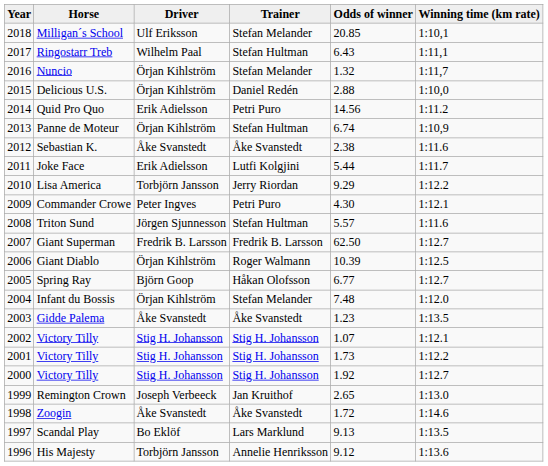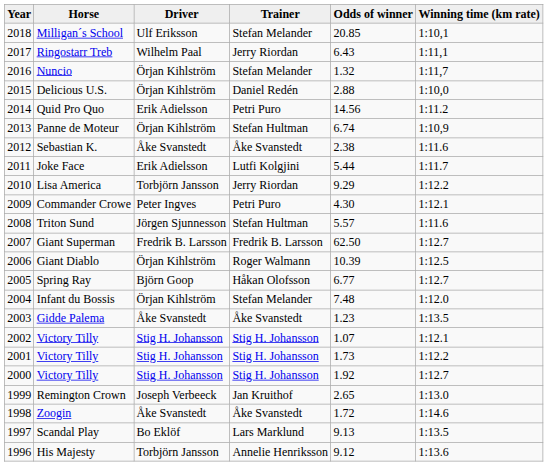(270, 52) Stefan Hultman -> (265, 52) Jerry Riordan
